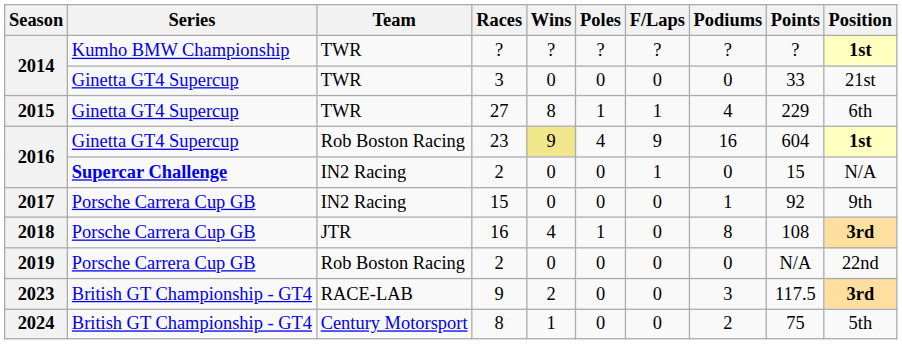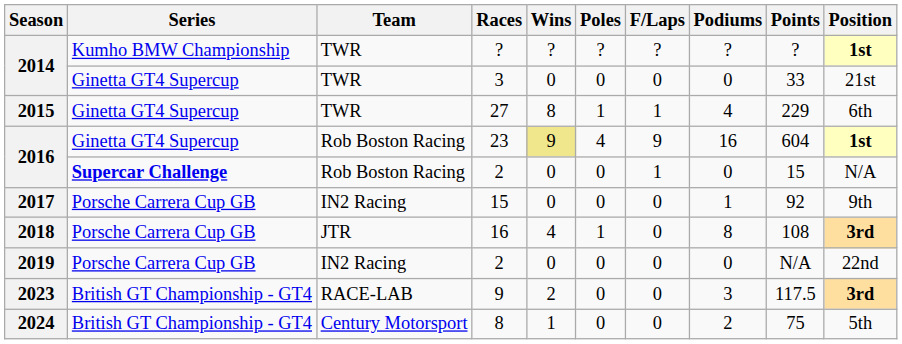(363, 172) IN2 Racing -> (393, 172) Rob Boston Racing
(393, 263) Rob Boston Racing -> (363, 263) IN2 Racing
